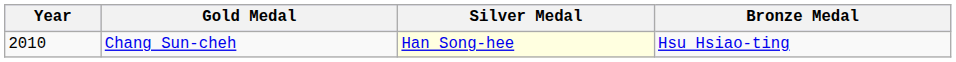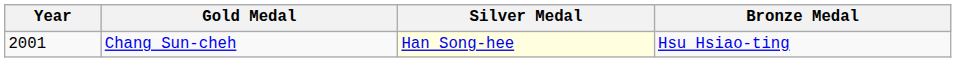(27, 44) 2010 -> (27, 44) 2001
